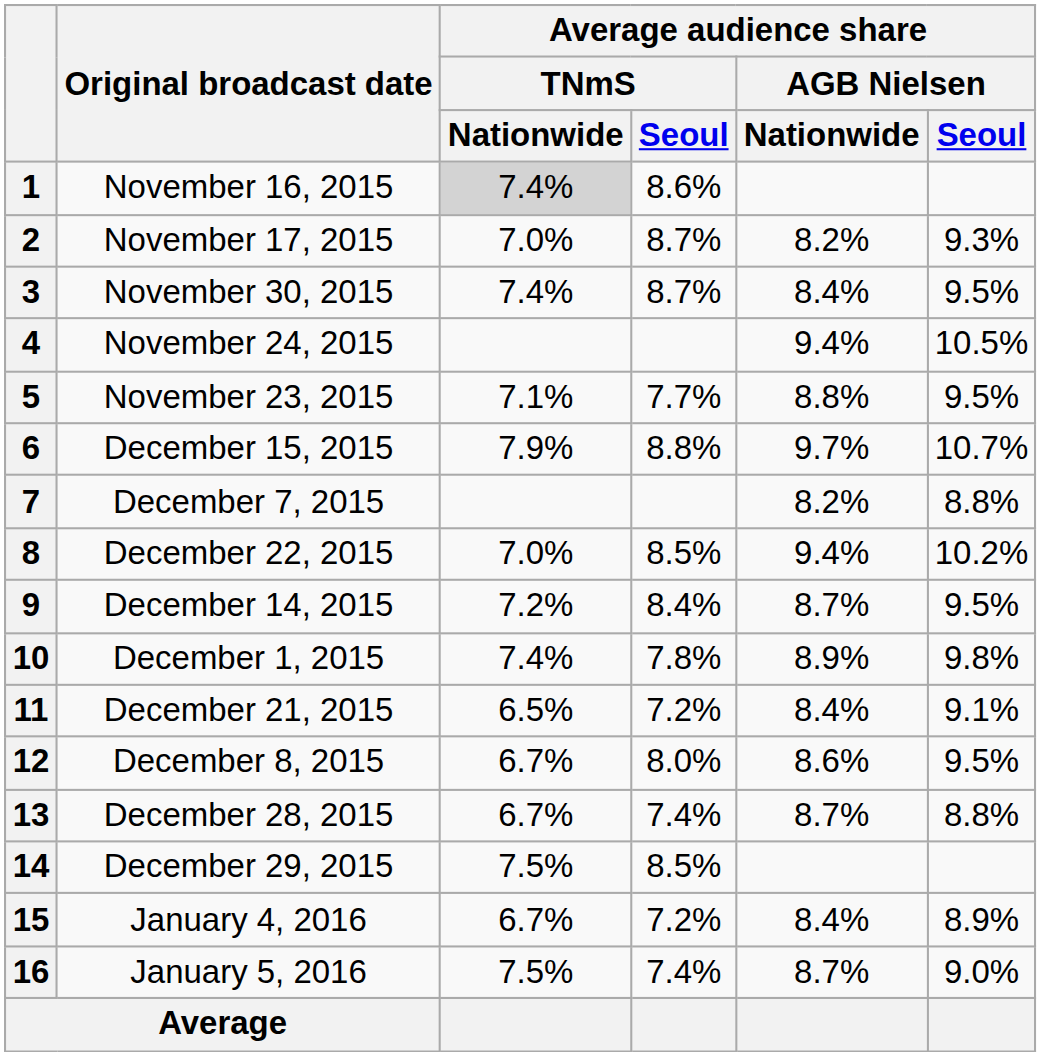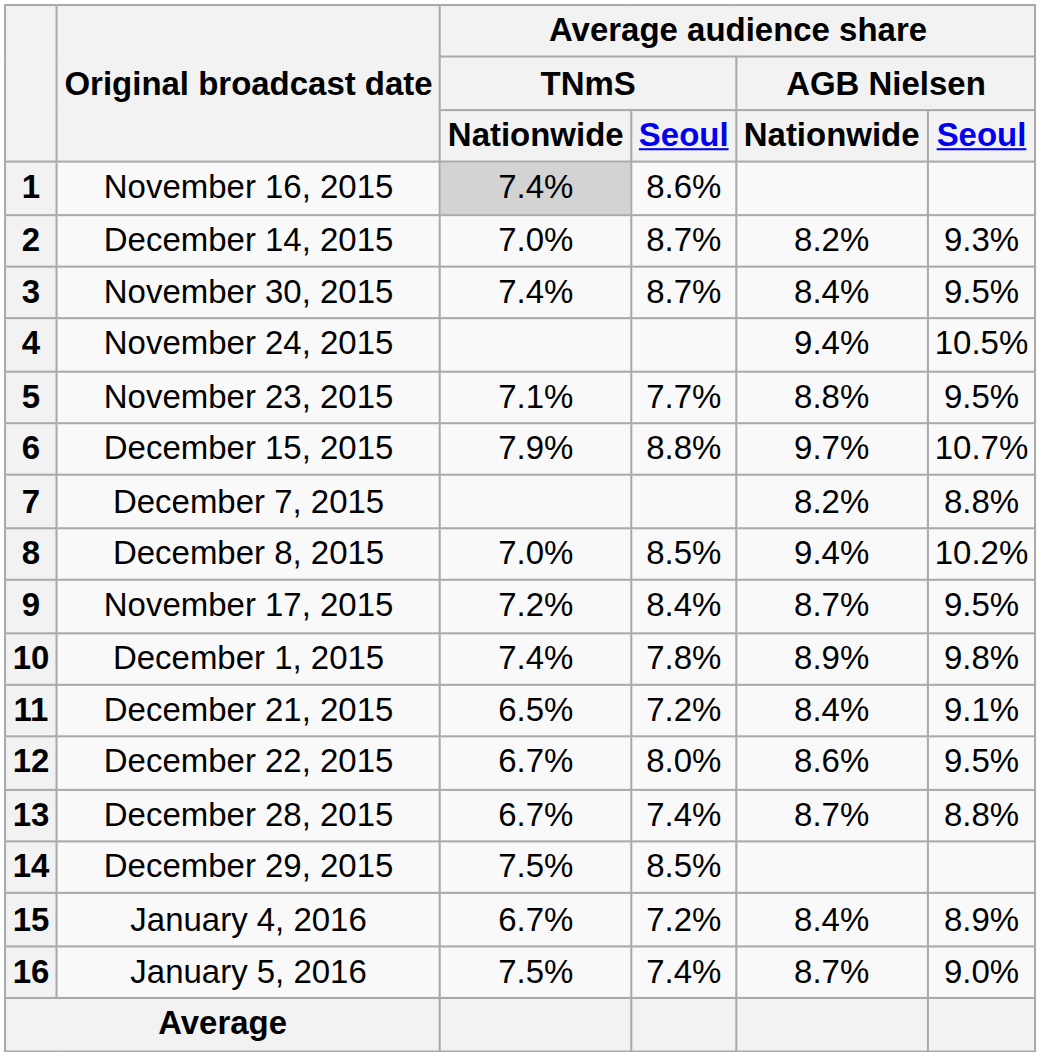(249, 239) November 17, 2015 -> (249, 239) December 14, 2015
(249, 553) December 22, 2015 -> (249, 553) December 8, 2015
(249, 605) December 14, 2015 -> (249, 605) November 17, 2015
(249, 762) December 8, 2015 -> (249, 762) December 22, 2015
